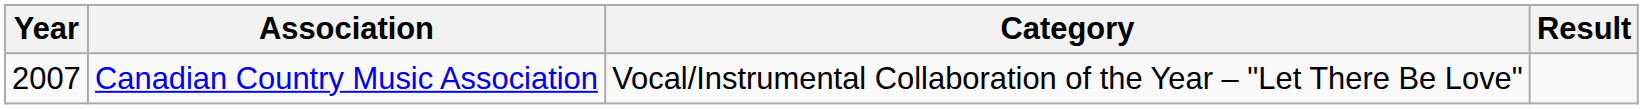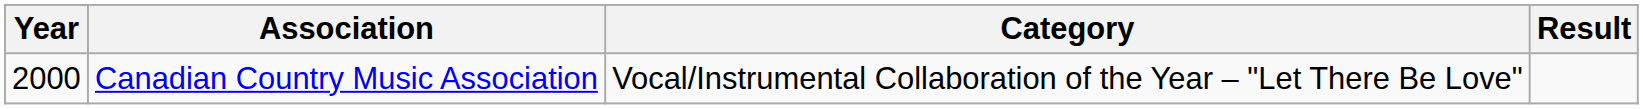(46, 77) 2007 -> (46, 77) 2000
